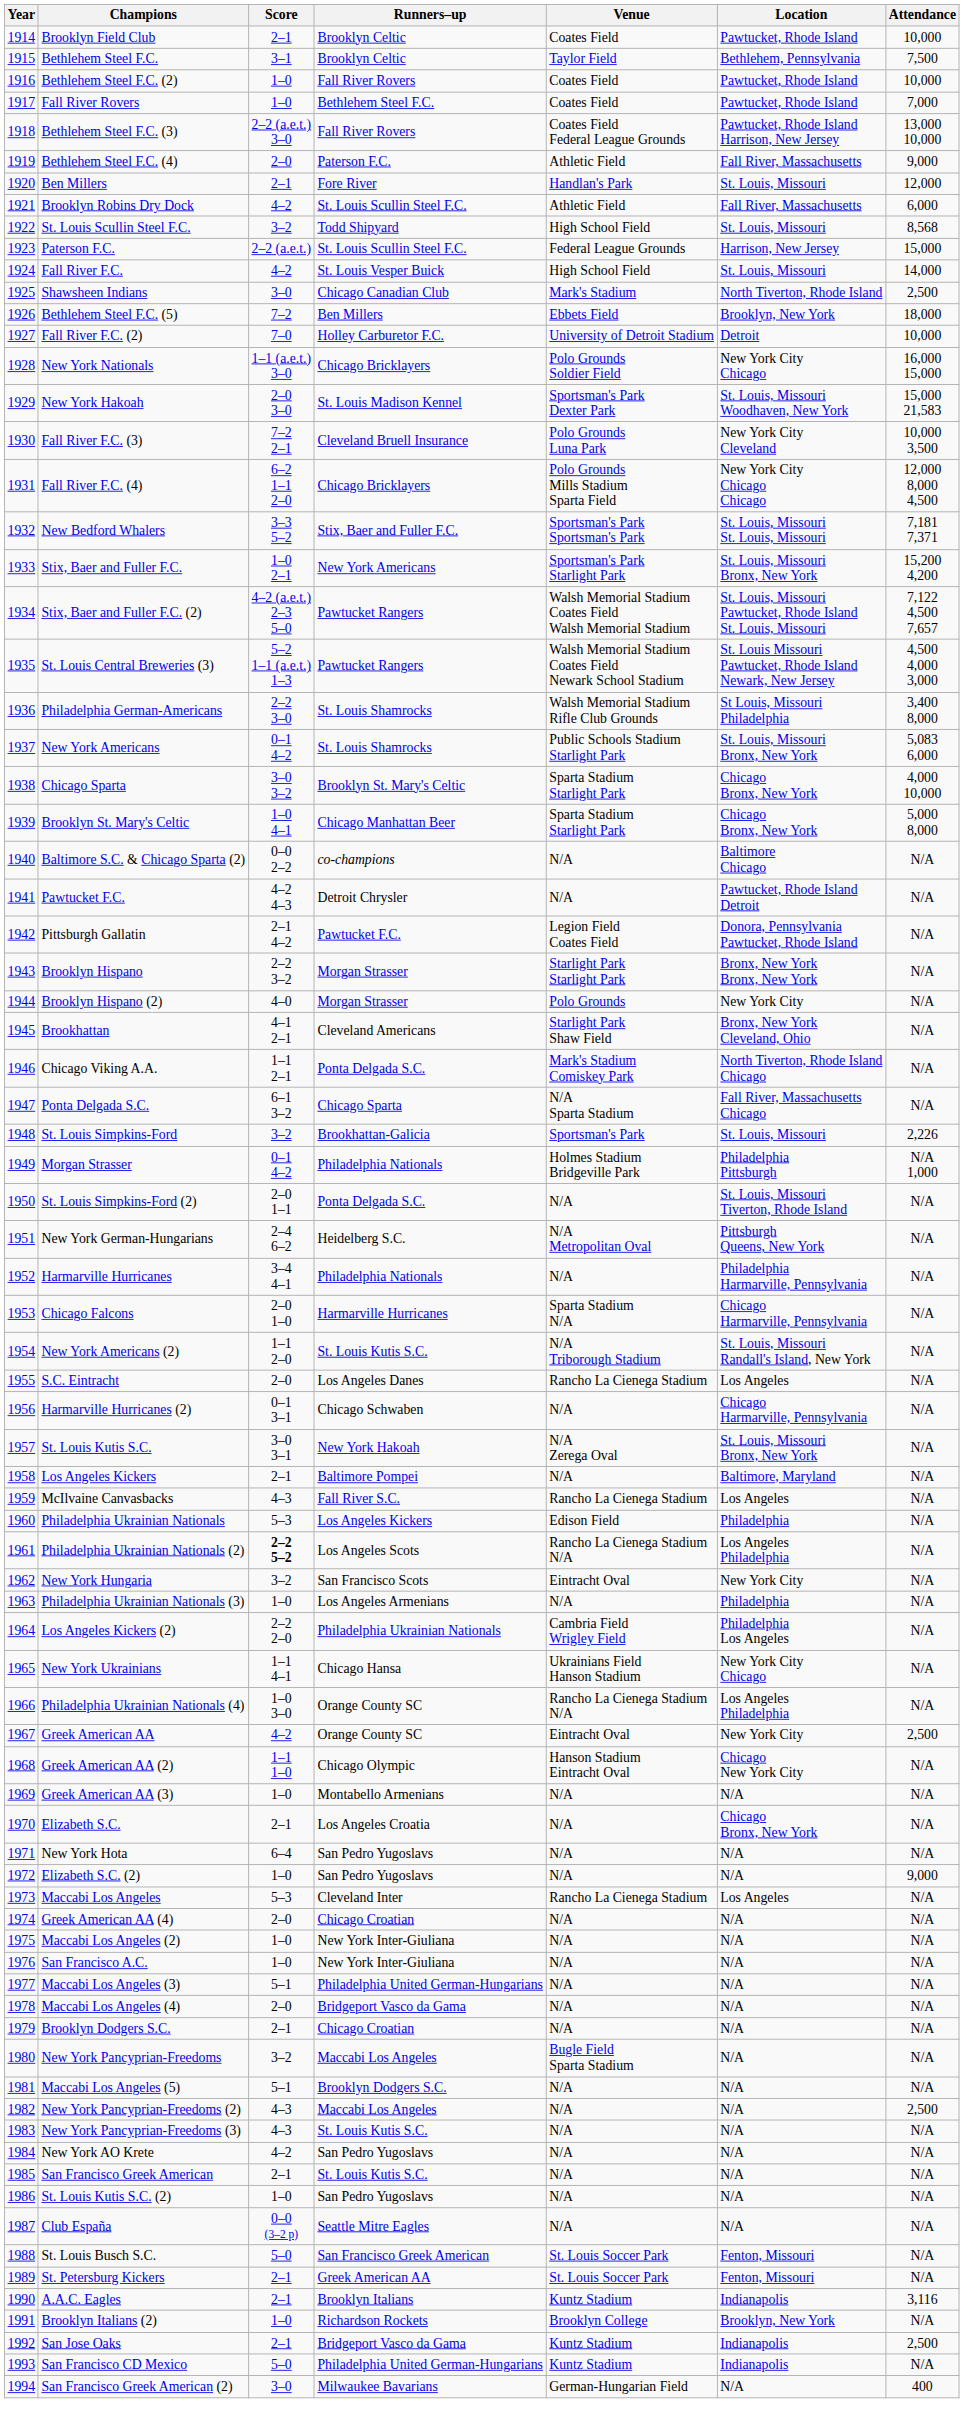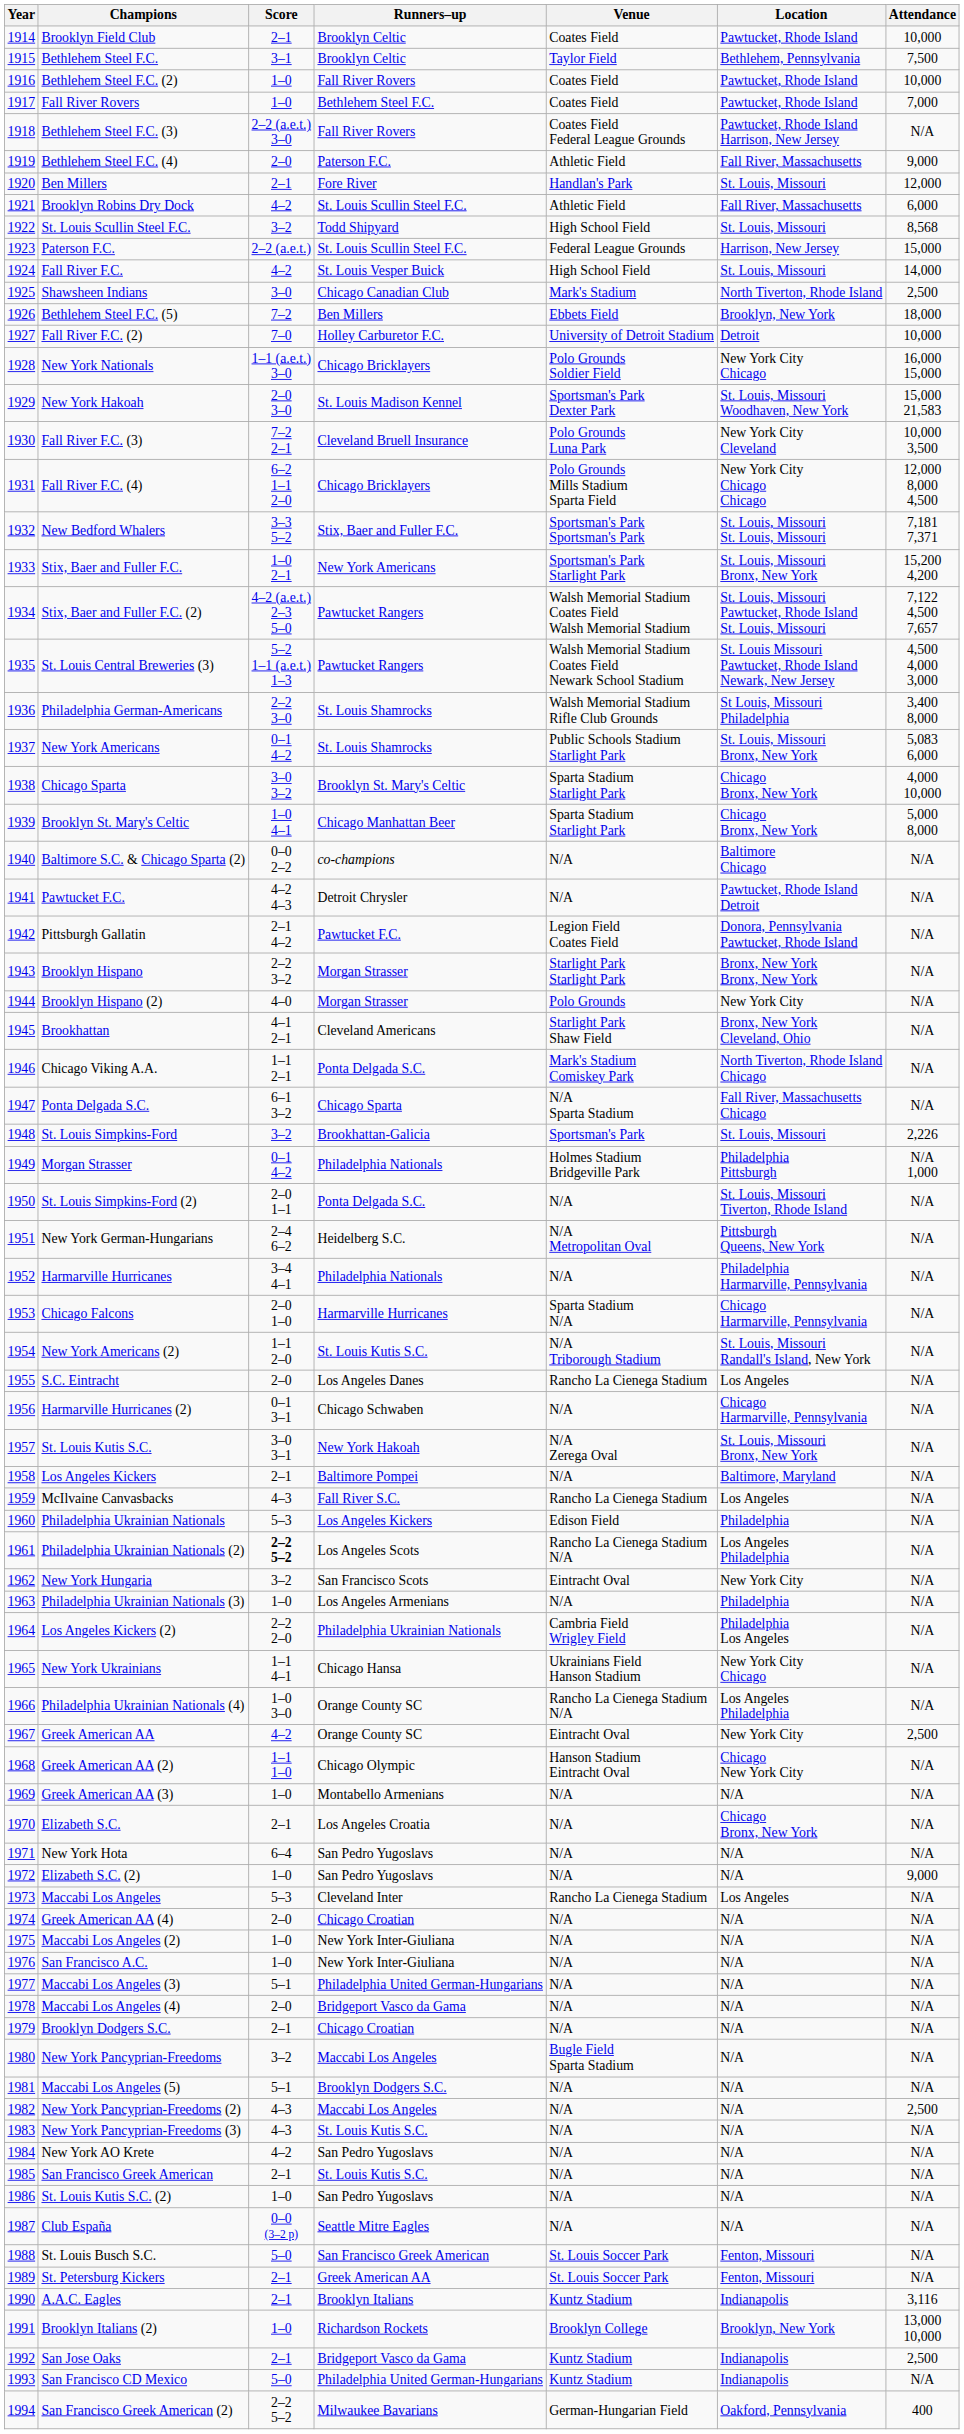(922, 132) 13,000 10,000 -> (922, 132) N/A
(922, 2321) N/A -> (922, 2329) 13,000 10,000
(281, 2386) 3–0 -> (281, 2409) 2–2 5–2
(732, 2386) N/A -> (783, 2409) Oakford, Pennsylvania
